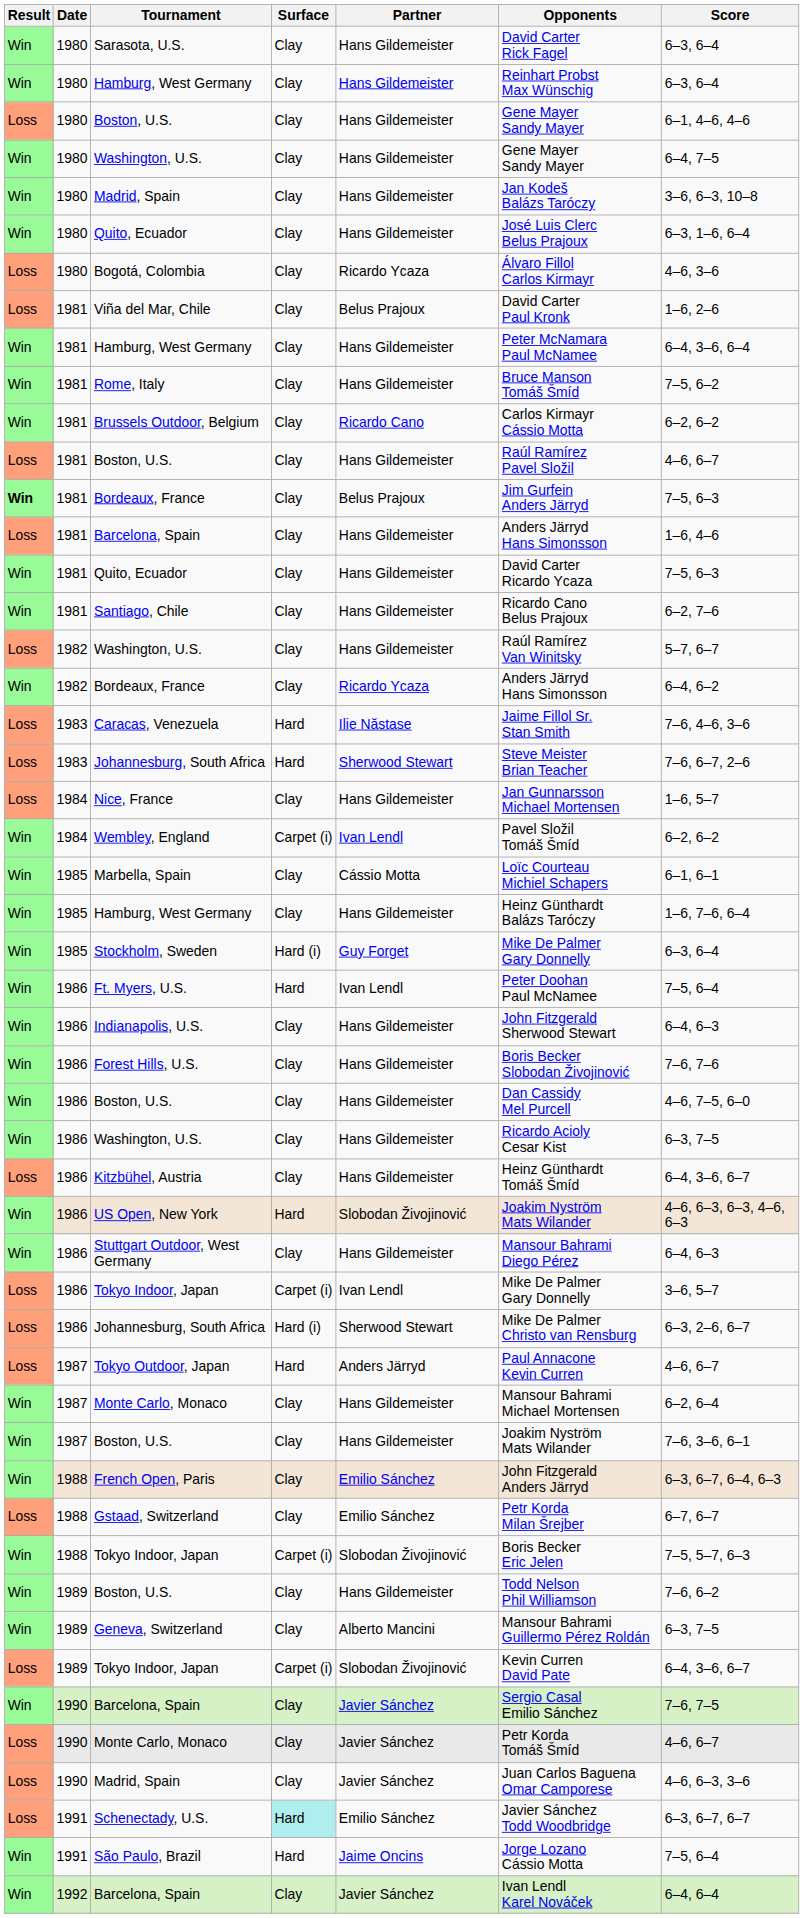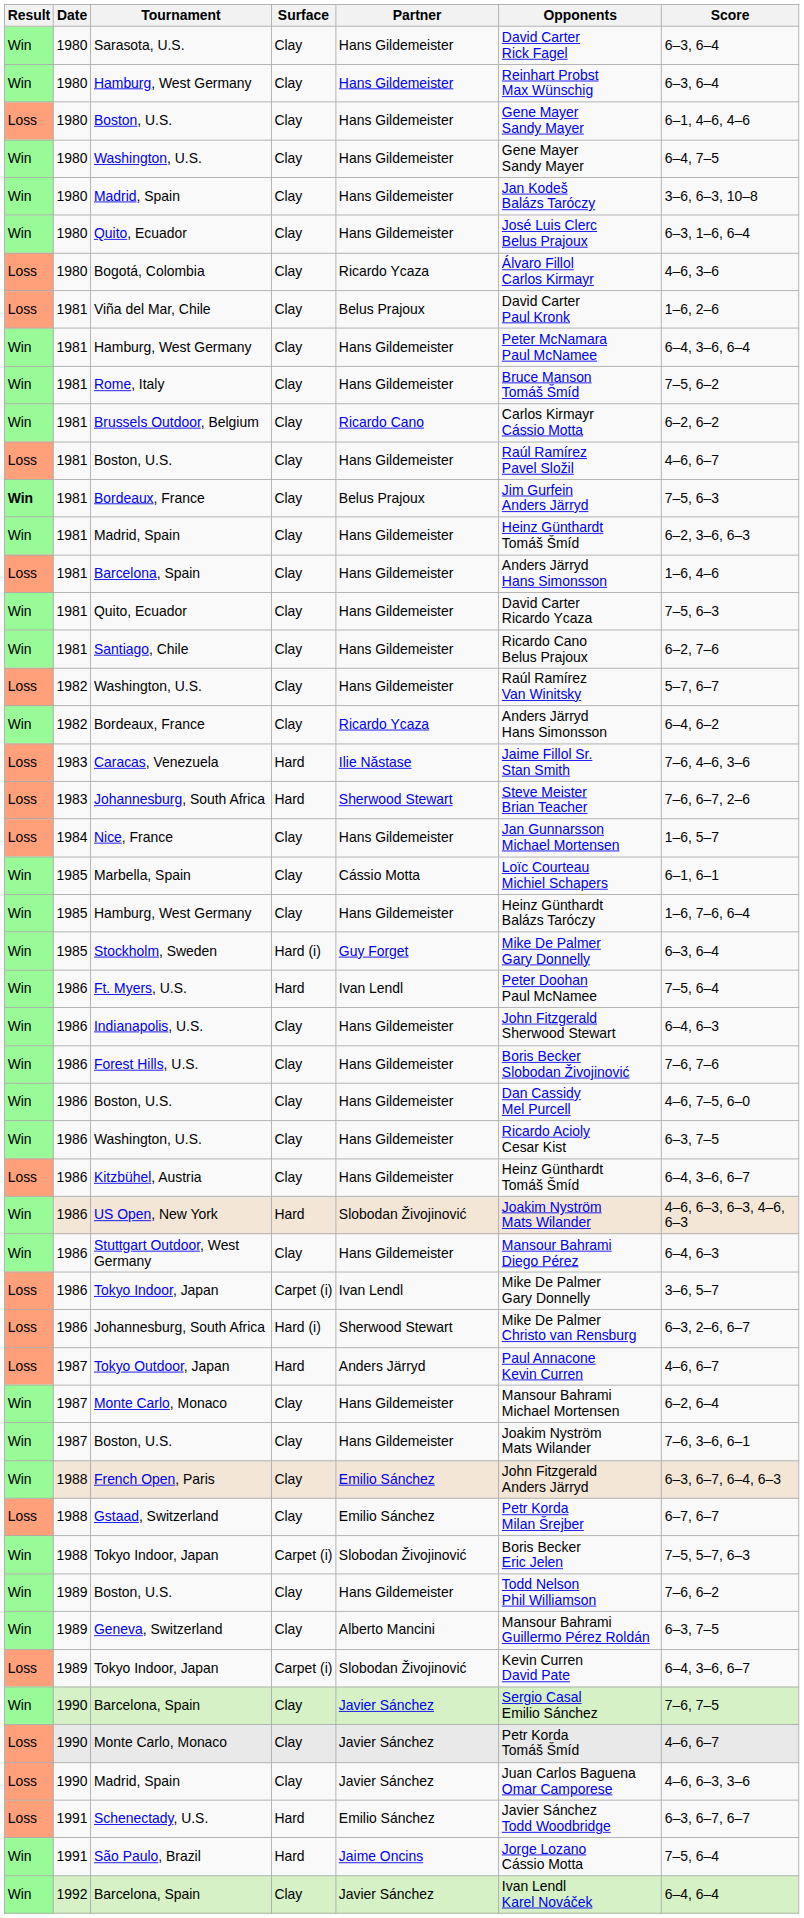+ row: (72, 536)
- row: (72, 837)
(289, 1819) paleturquoise background -> (289, 1819) no background
